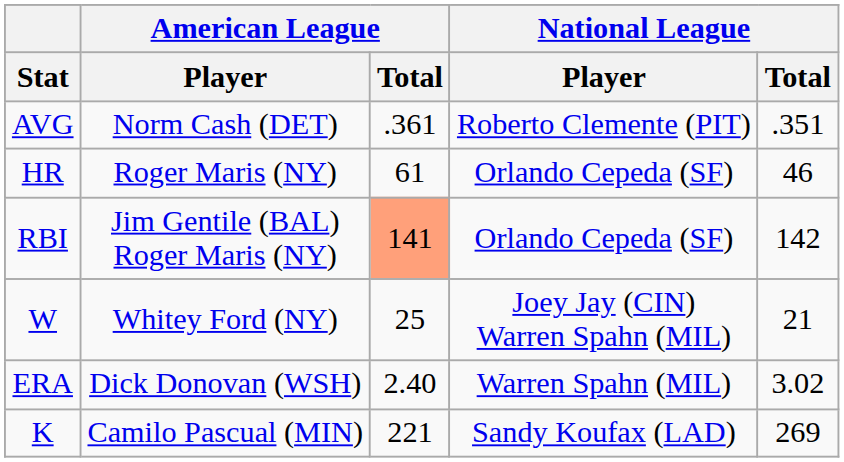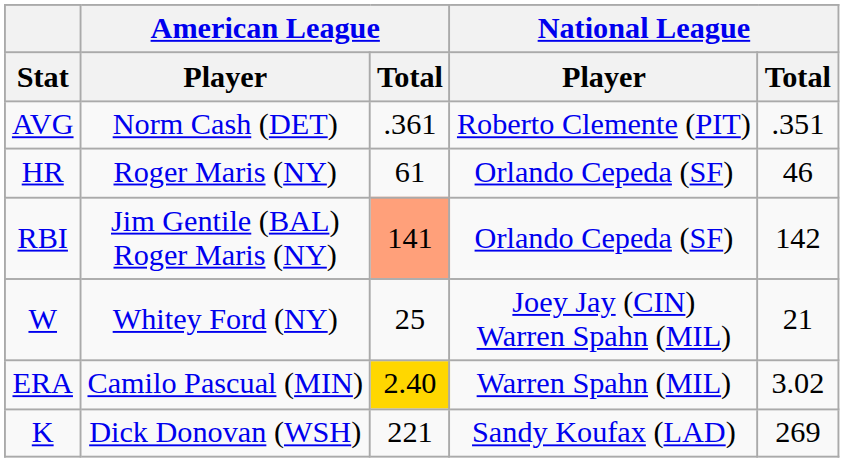(225, 384) Dick Donovan (WSH) -> (225, 384) Camilo Pascual (MIN)
(410, 384) no background -> (410, 384) gold background
(225, 432) Camilo Pascual (MIN) -> (225, 432) Dick Donovan (WSH)
